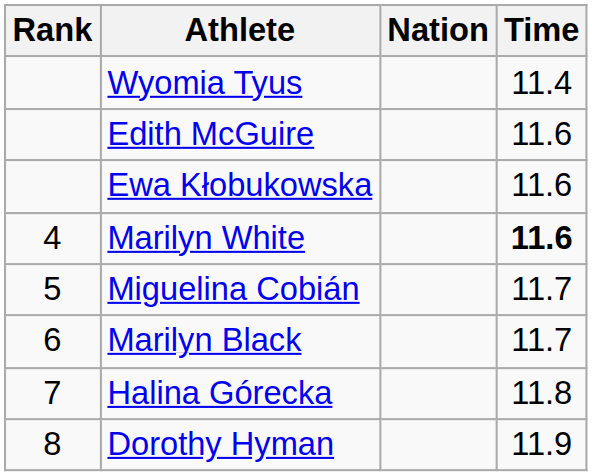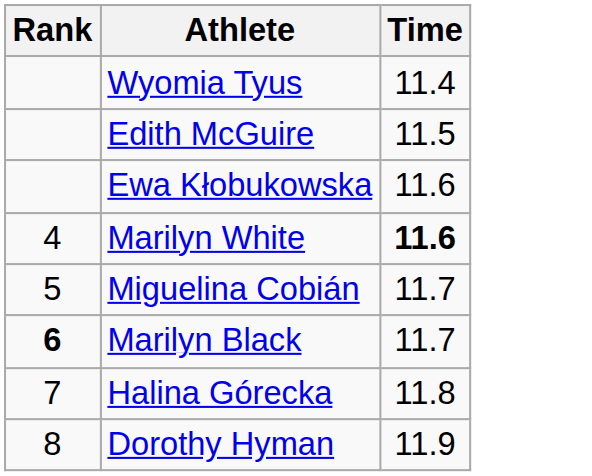- column: (438, 30)
(542, 133) 11.6 -> (425, 133) 11.5
(52, 340) normal -> (52, 340) bold
